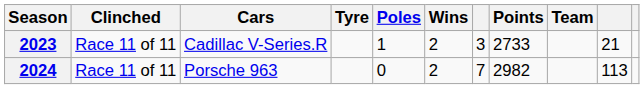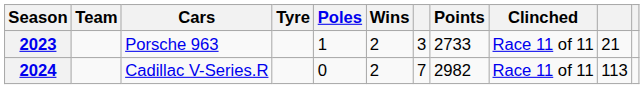columns swapped: (573, 17) <-> (126, 17)
(256, 44) Cadillac V-Series.R -> (172, 44) Porsche 963
(231, 70) Porsche 963 -> (197, 70) Cadillac V-Series.R
